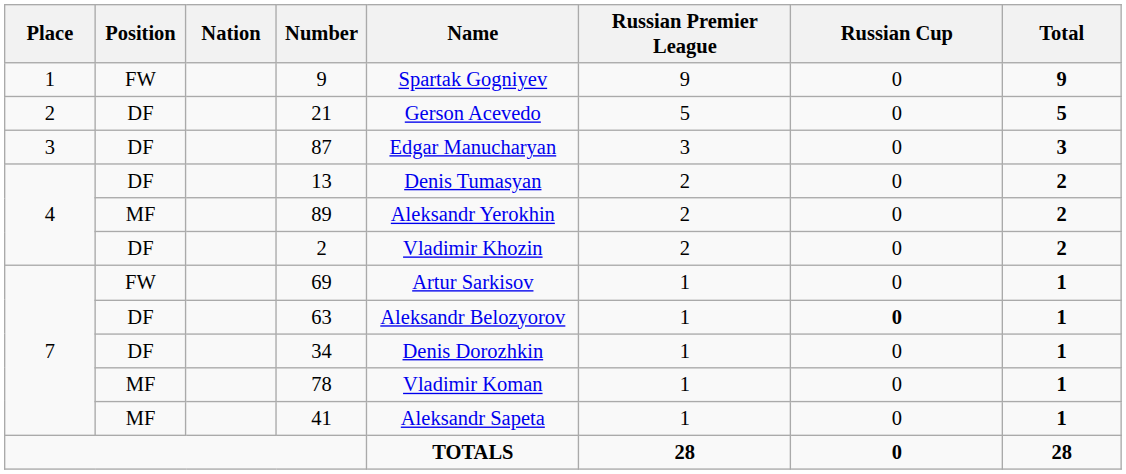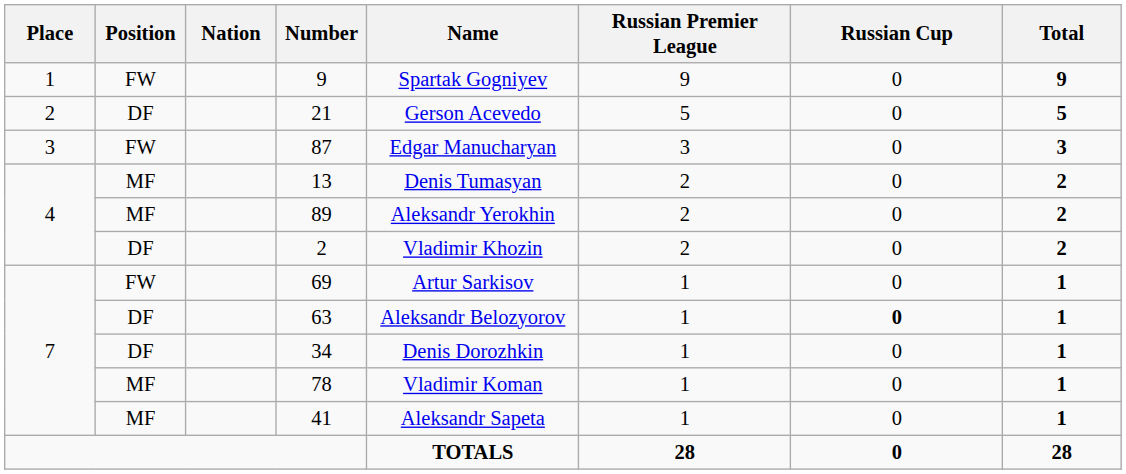(140, 147) DF -> (140, 147) FW
(140, 181) DF -> (140, 181) MF
